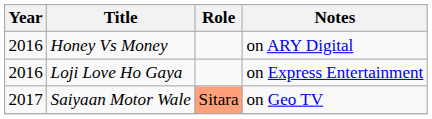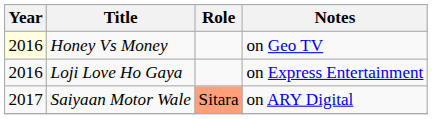(26, 45) no background -> (26, 45) lightyellow background
(300, 45) on ARY Digital -> (285, 45) on Geo TV
(285, 99) on Geo TV -> (300, 99) on ARY Digital
